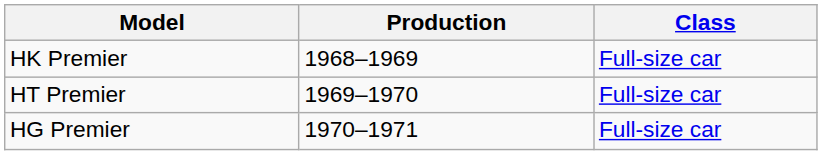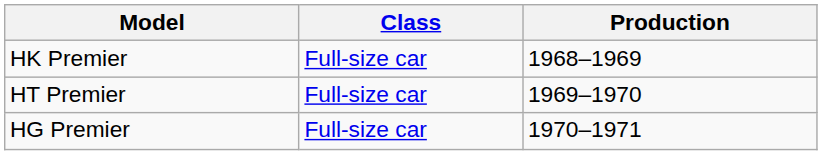columns swapped: (705, 22) <-> (446, 22)
